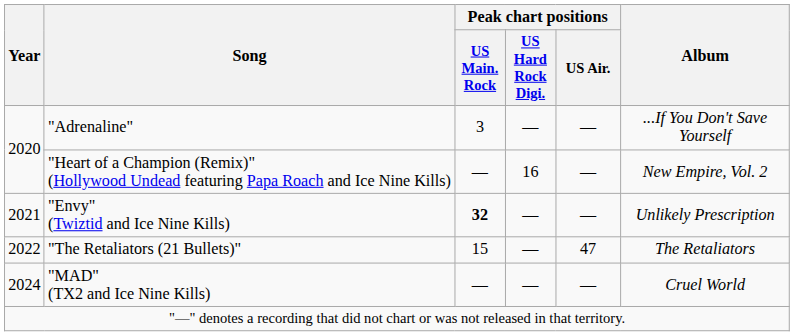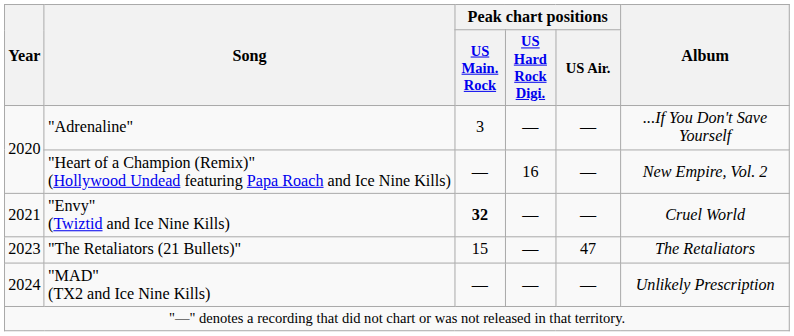(705, 215) Unlikely Prescription -> (705, 215) Cruel World
(24, 249) 2022 -> (24, 249) 2023
(705, 284) Cruel World -> (705, 284) Unlikely Prescription
